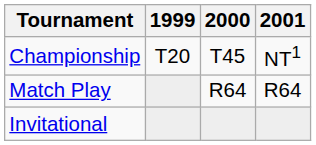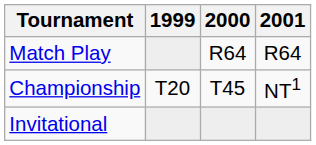rows swapped: (60, 91) <-> (75, 55)
